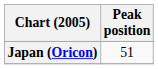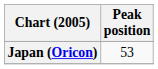(127, 52) 51 -> (127, 52) 53
